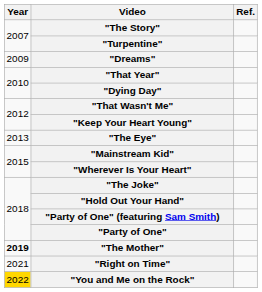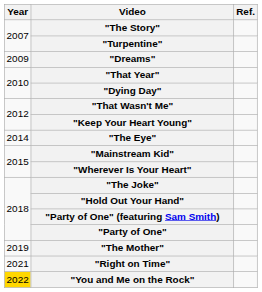(18, 138) 2013 -> (18, 138) 2014
(18, 248) bold -> (18, 248) normal
